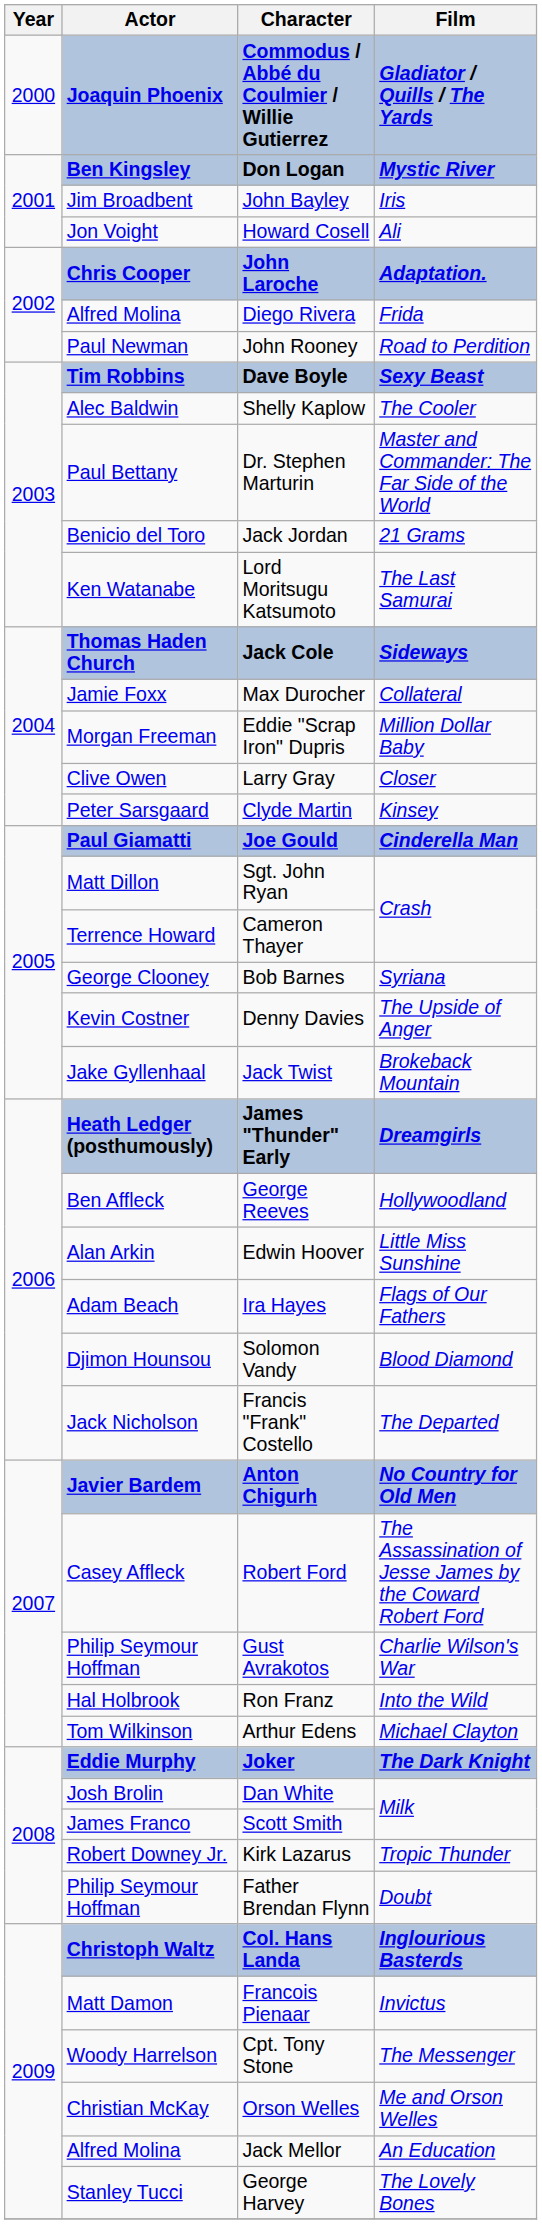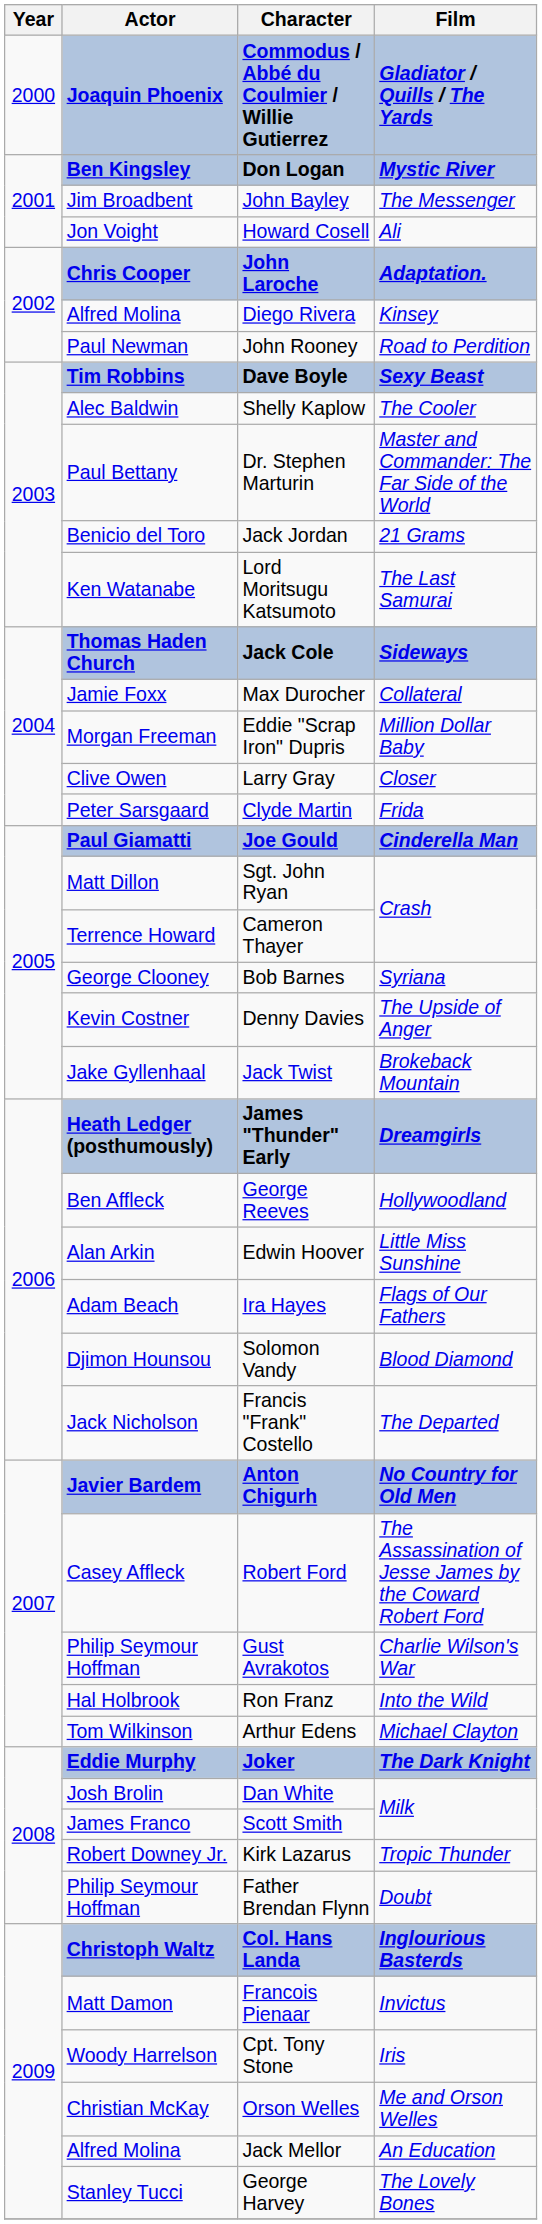(392, 200) Iris -> (447, 200) The Messenger
(401, 315) Frida -> (409, 315) Kinsey
(409, 809) Kinsey -> (401, 809) Frida
(447, 2055) The Messenger -> (392, 2055) Iris
